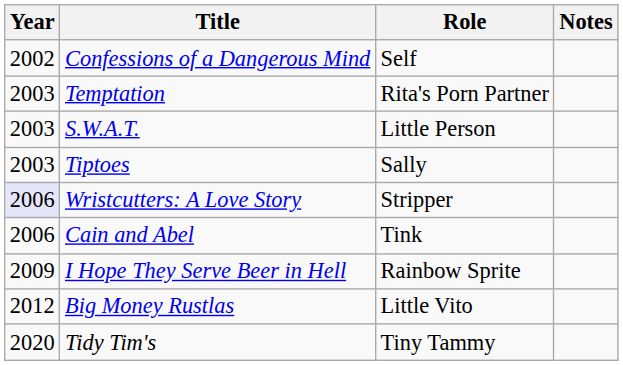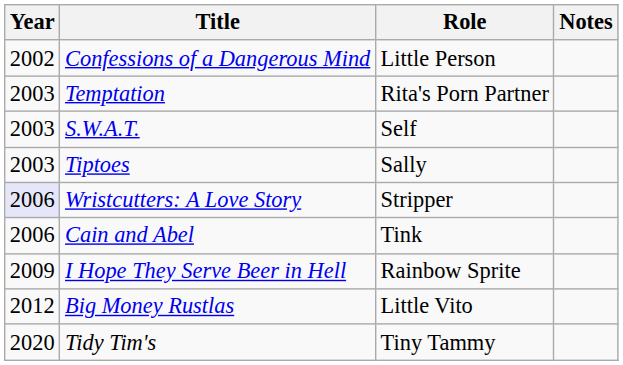(399, 57) Self -> (438, 57) Little Person
(438, 128) Little Person -> (399, 128) Self
